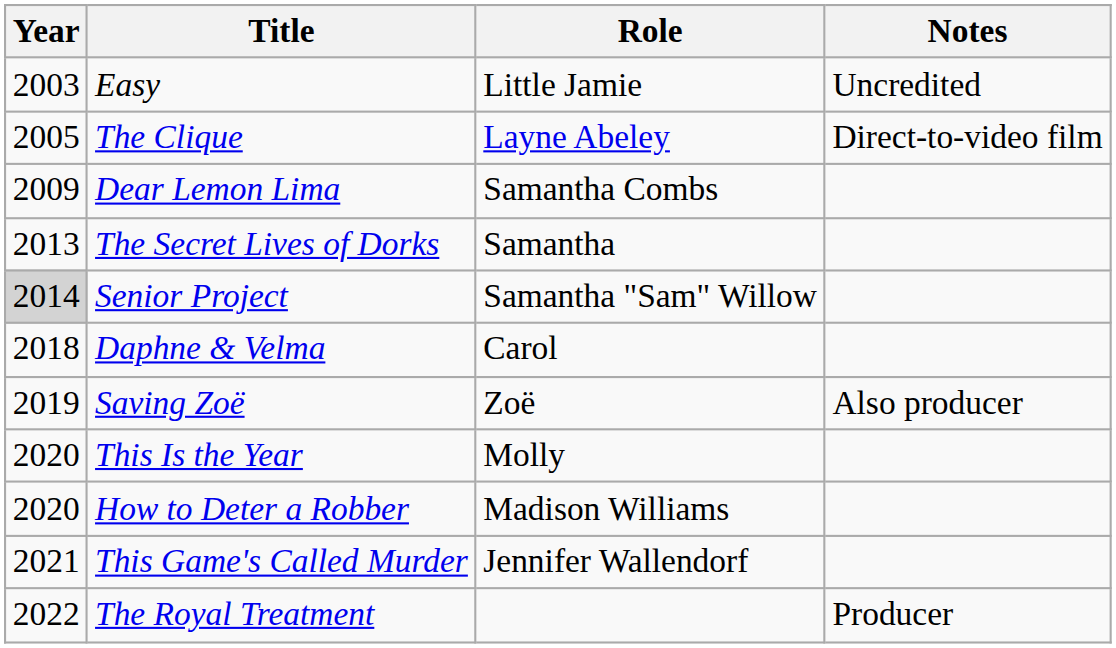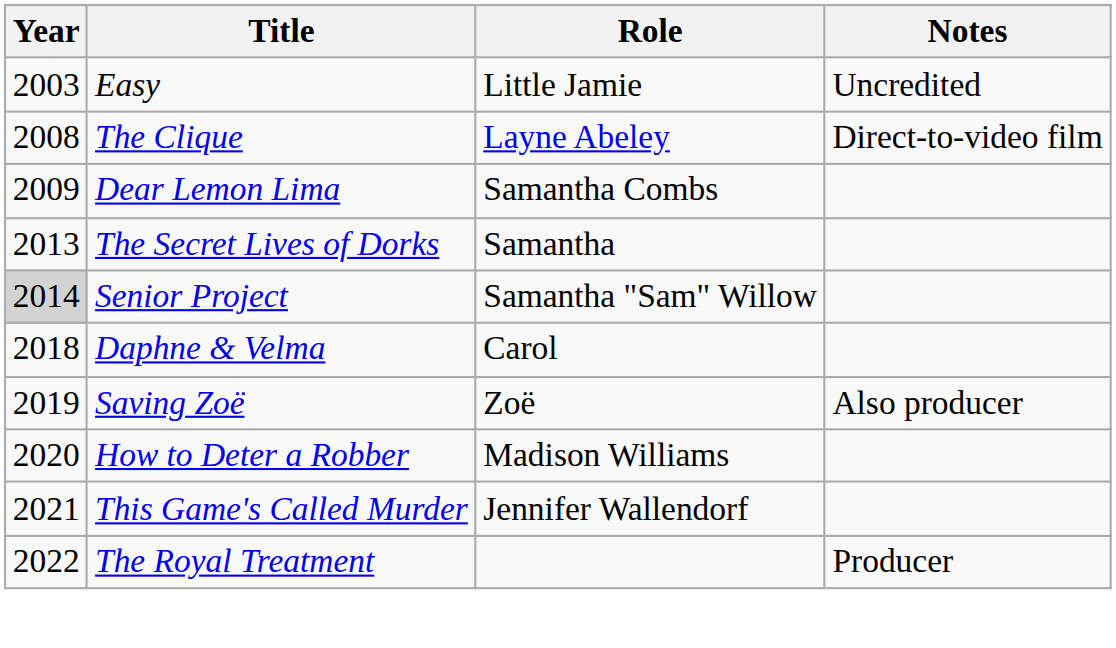(46, 137) 2005 -> (46, 137) 2008
- row: (199, 455)
